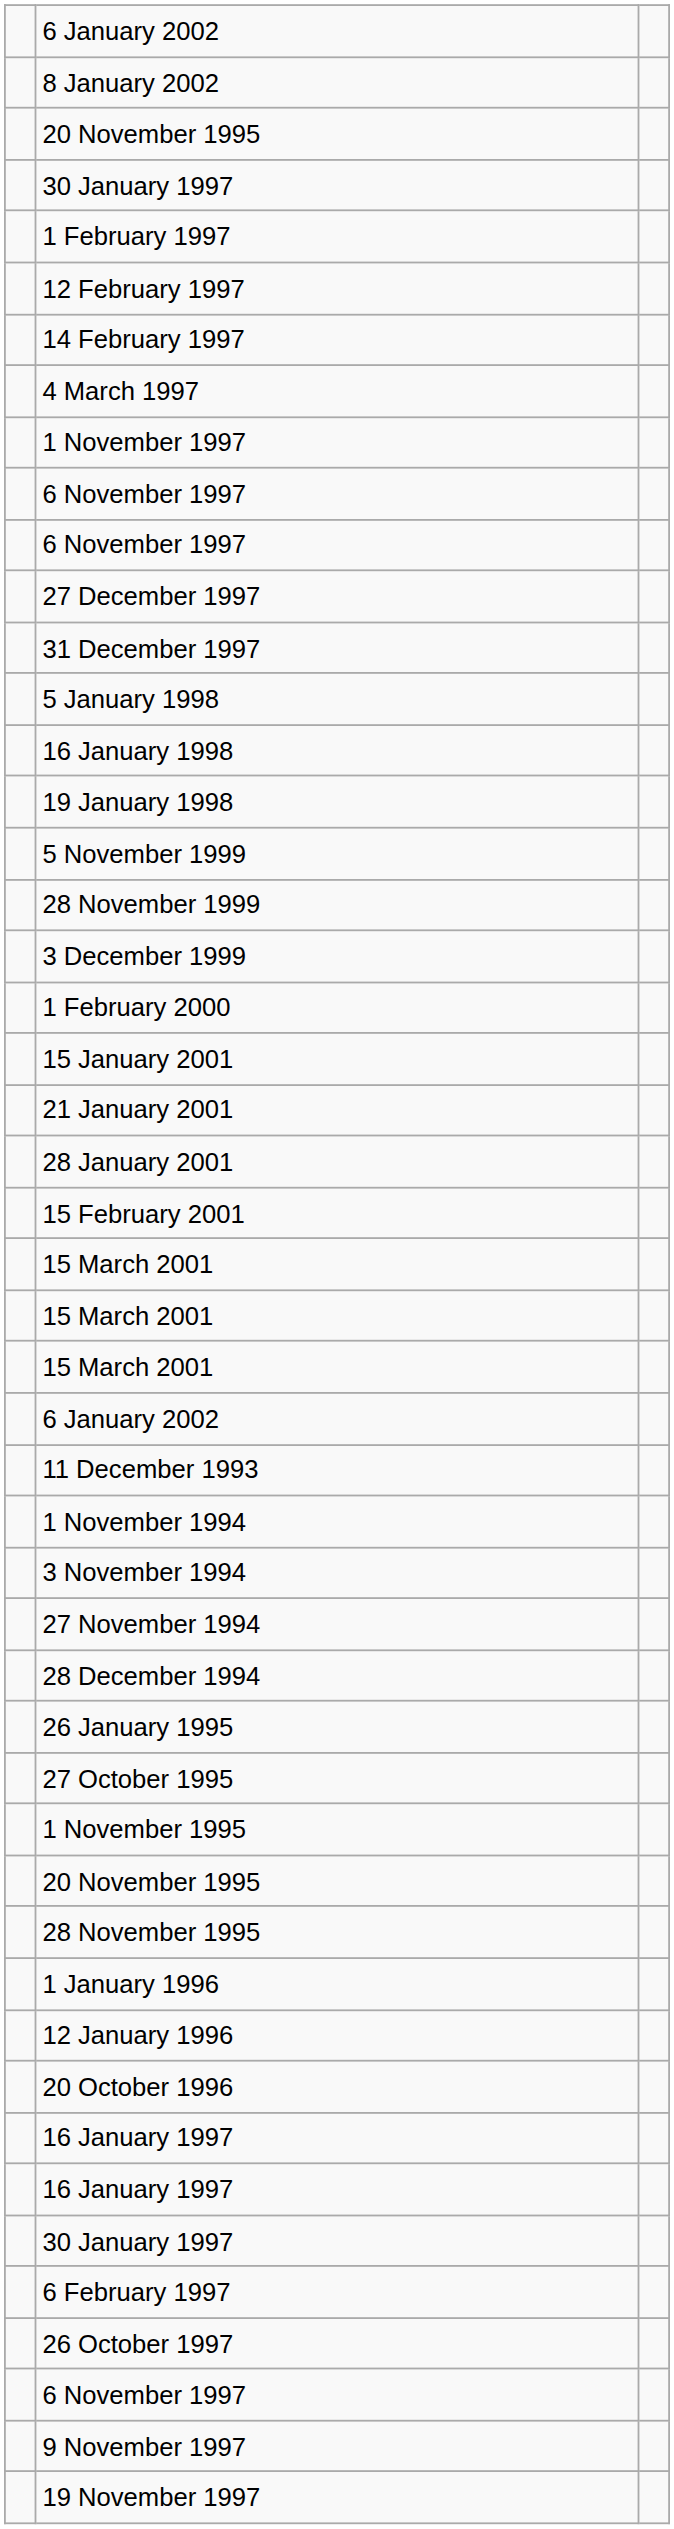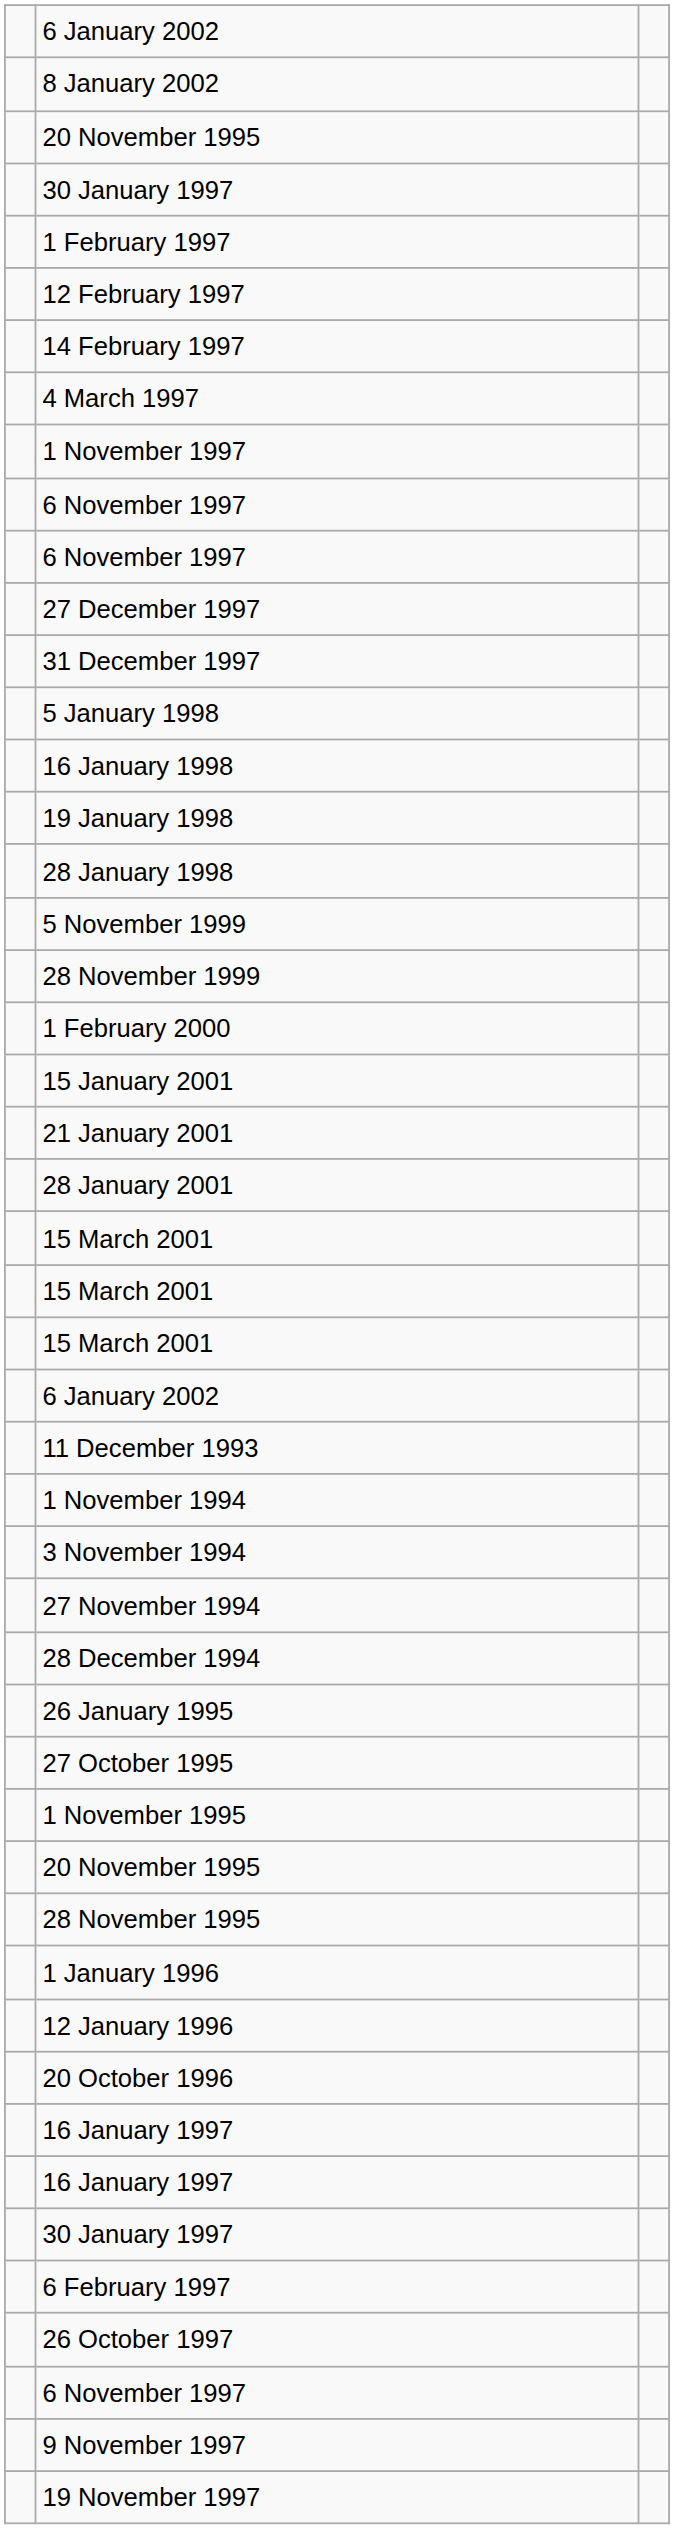+ row: (21, 871)
- row: (21, 956)
- row: (21, 1213)
